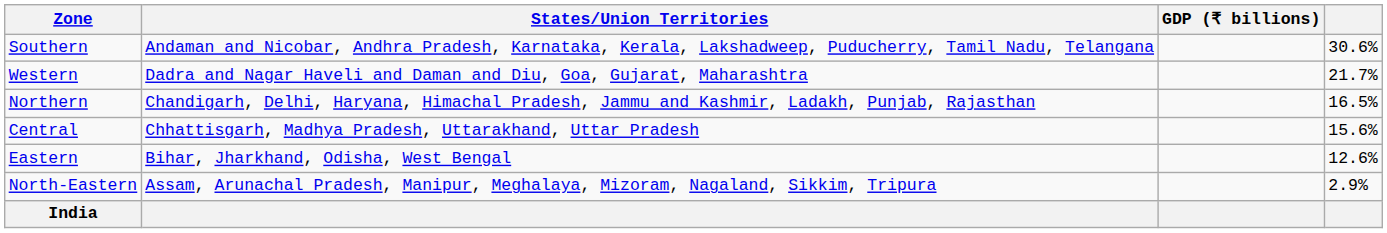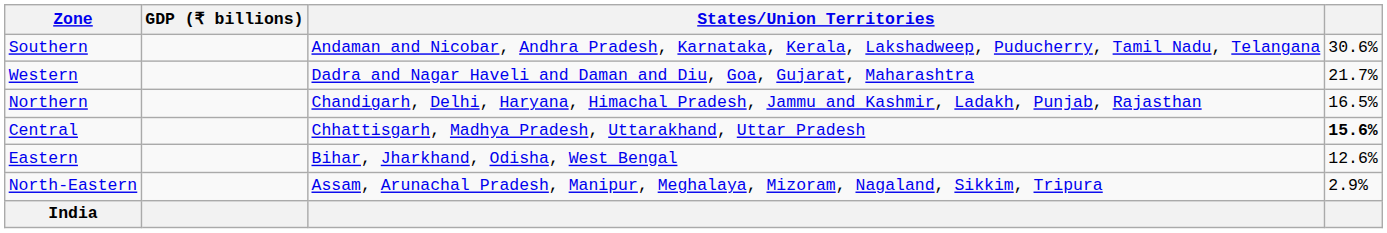columns swapped: (650, 20) <-> (1241, 20)
(1353, 131) normal -> (1353, 131) bold
